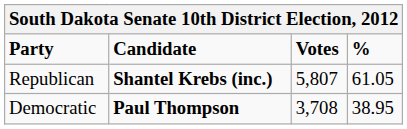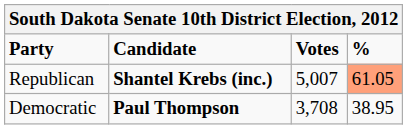(317, 78) 5,807 -> (317, 78) 5,007
(373, 78) no background -> (373, 78) lightsalmon background
